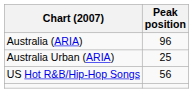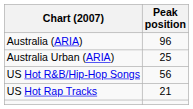+ row: (52, 91)
